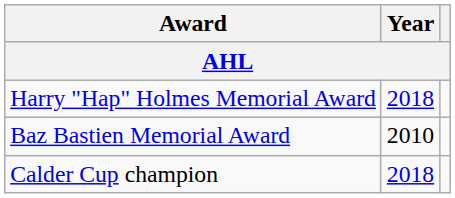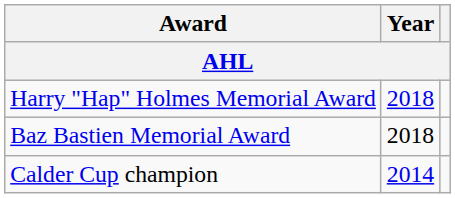(410, 135) 2010 -> (410, 135) 2018
(410, 173) 2018 -> (410, 173) 2014
